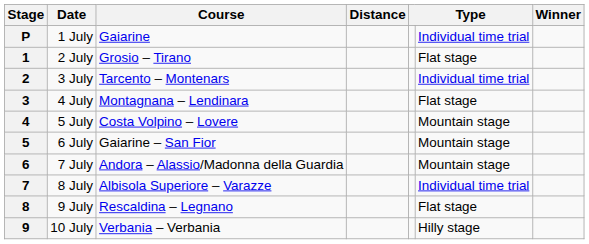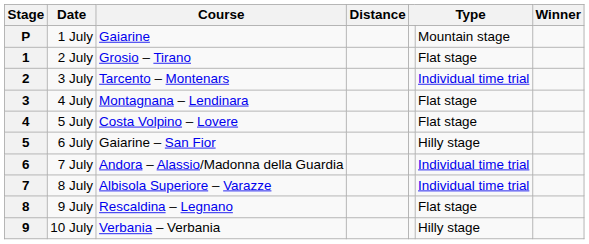(474, 36) Individual time trial -> (464, 36) Mountain stage
(464, 121) Mountain stage -> (448, 121) Flat stage
(464, 143) Mountain stage -> (449, 143) Hilly stage
(464, 164) Mountain stage -> (474, 164) Individual time trial
